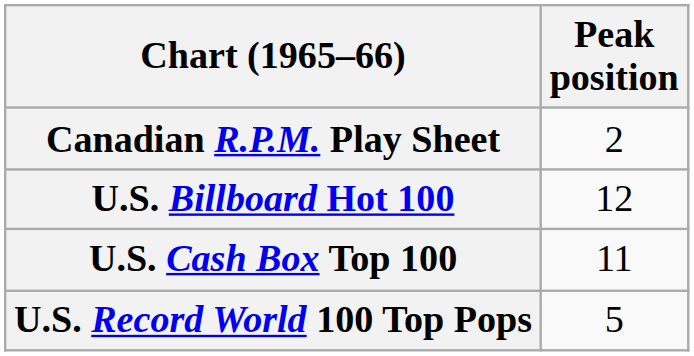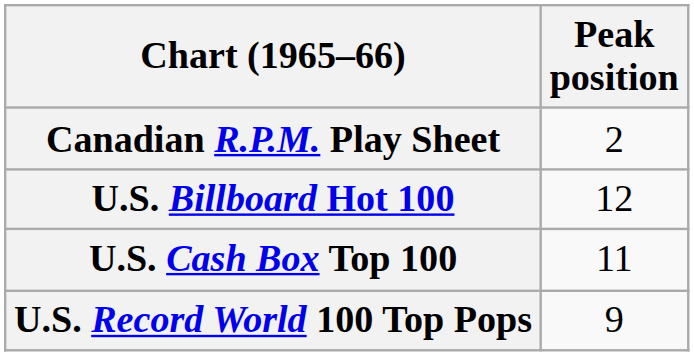(614, 319) 5 -> (614, 319) 9
